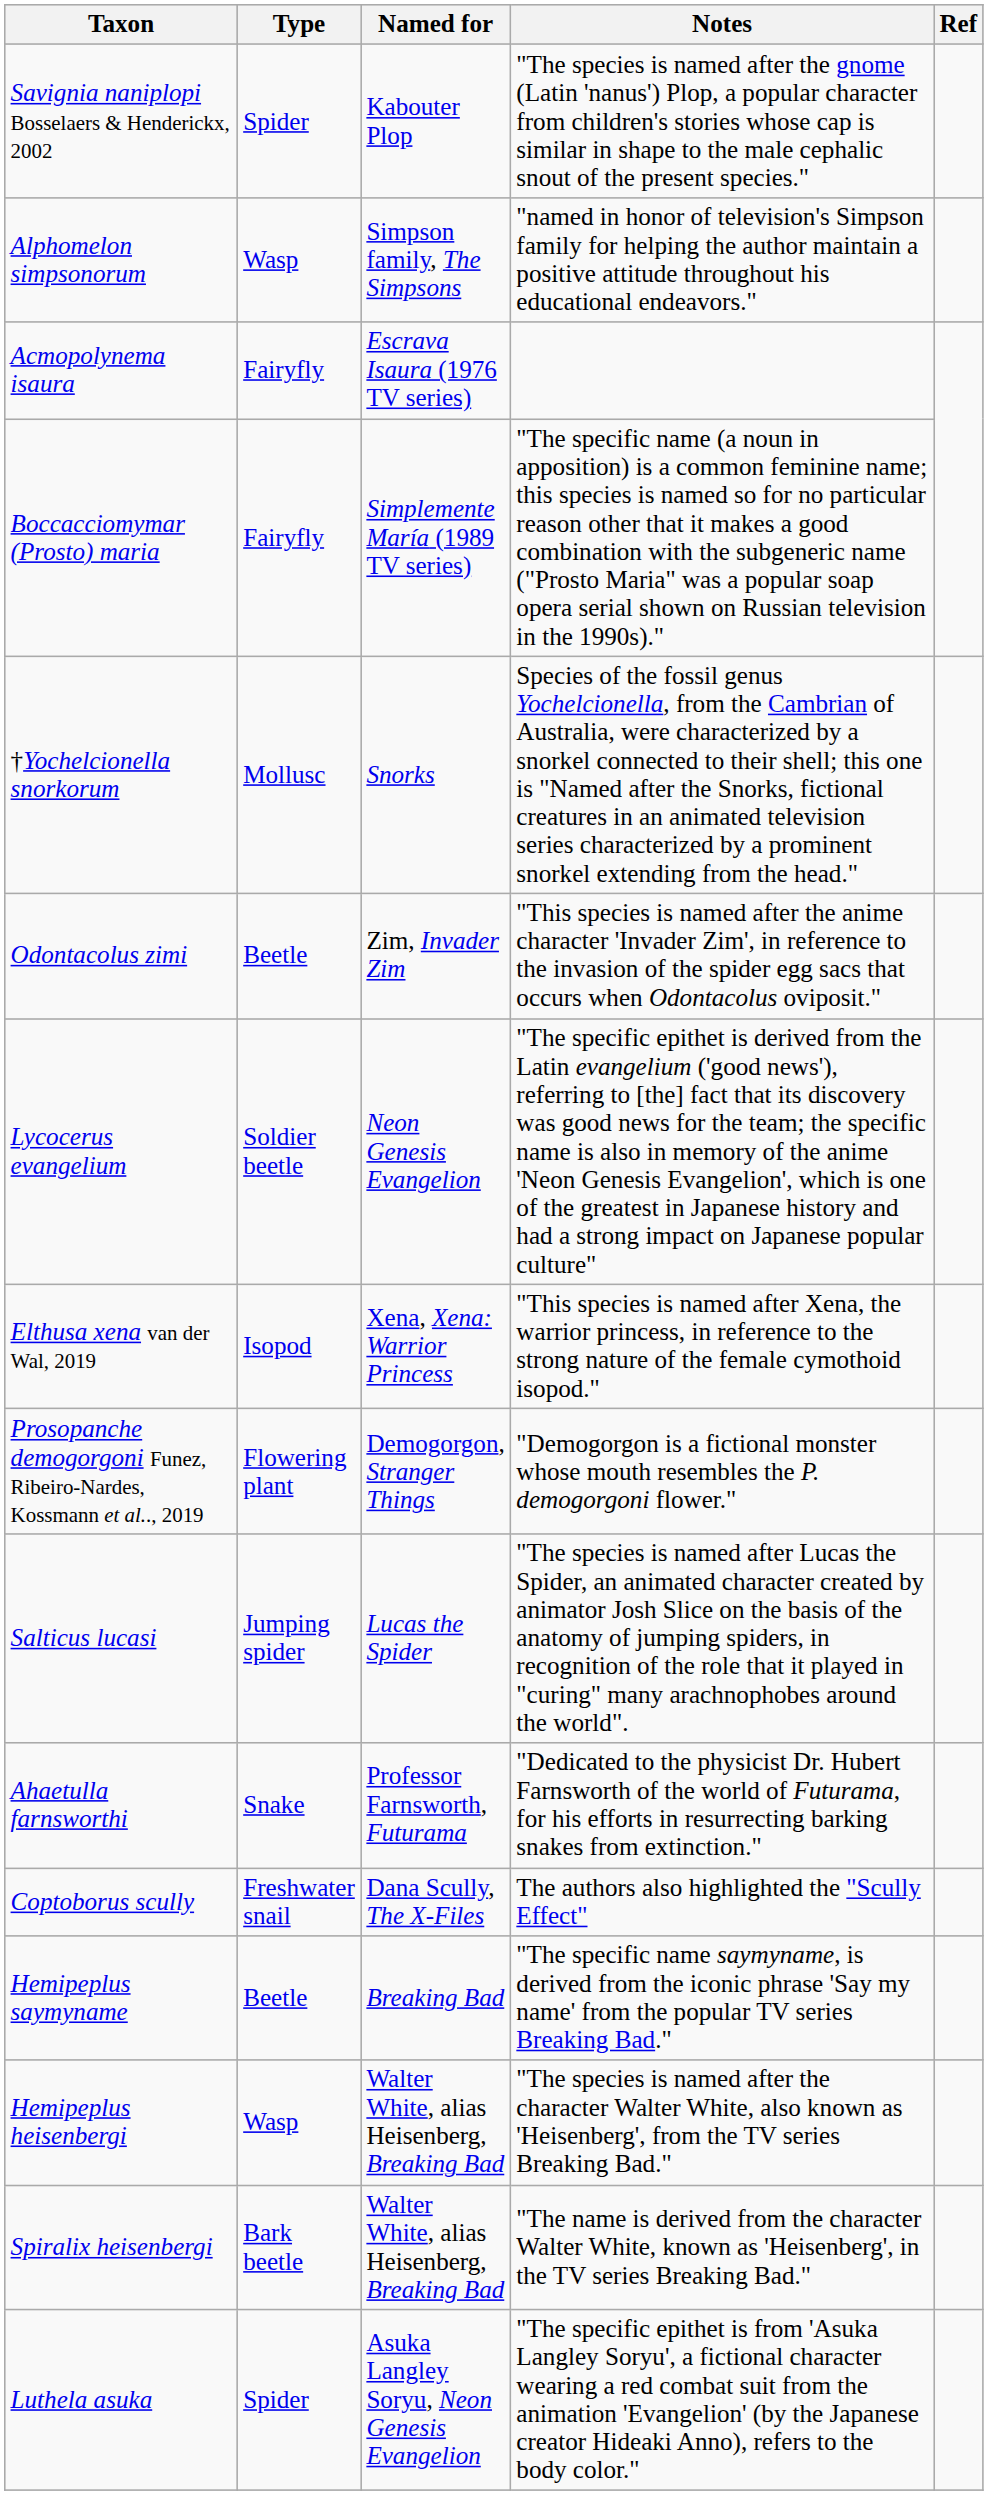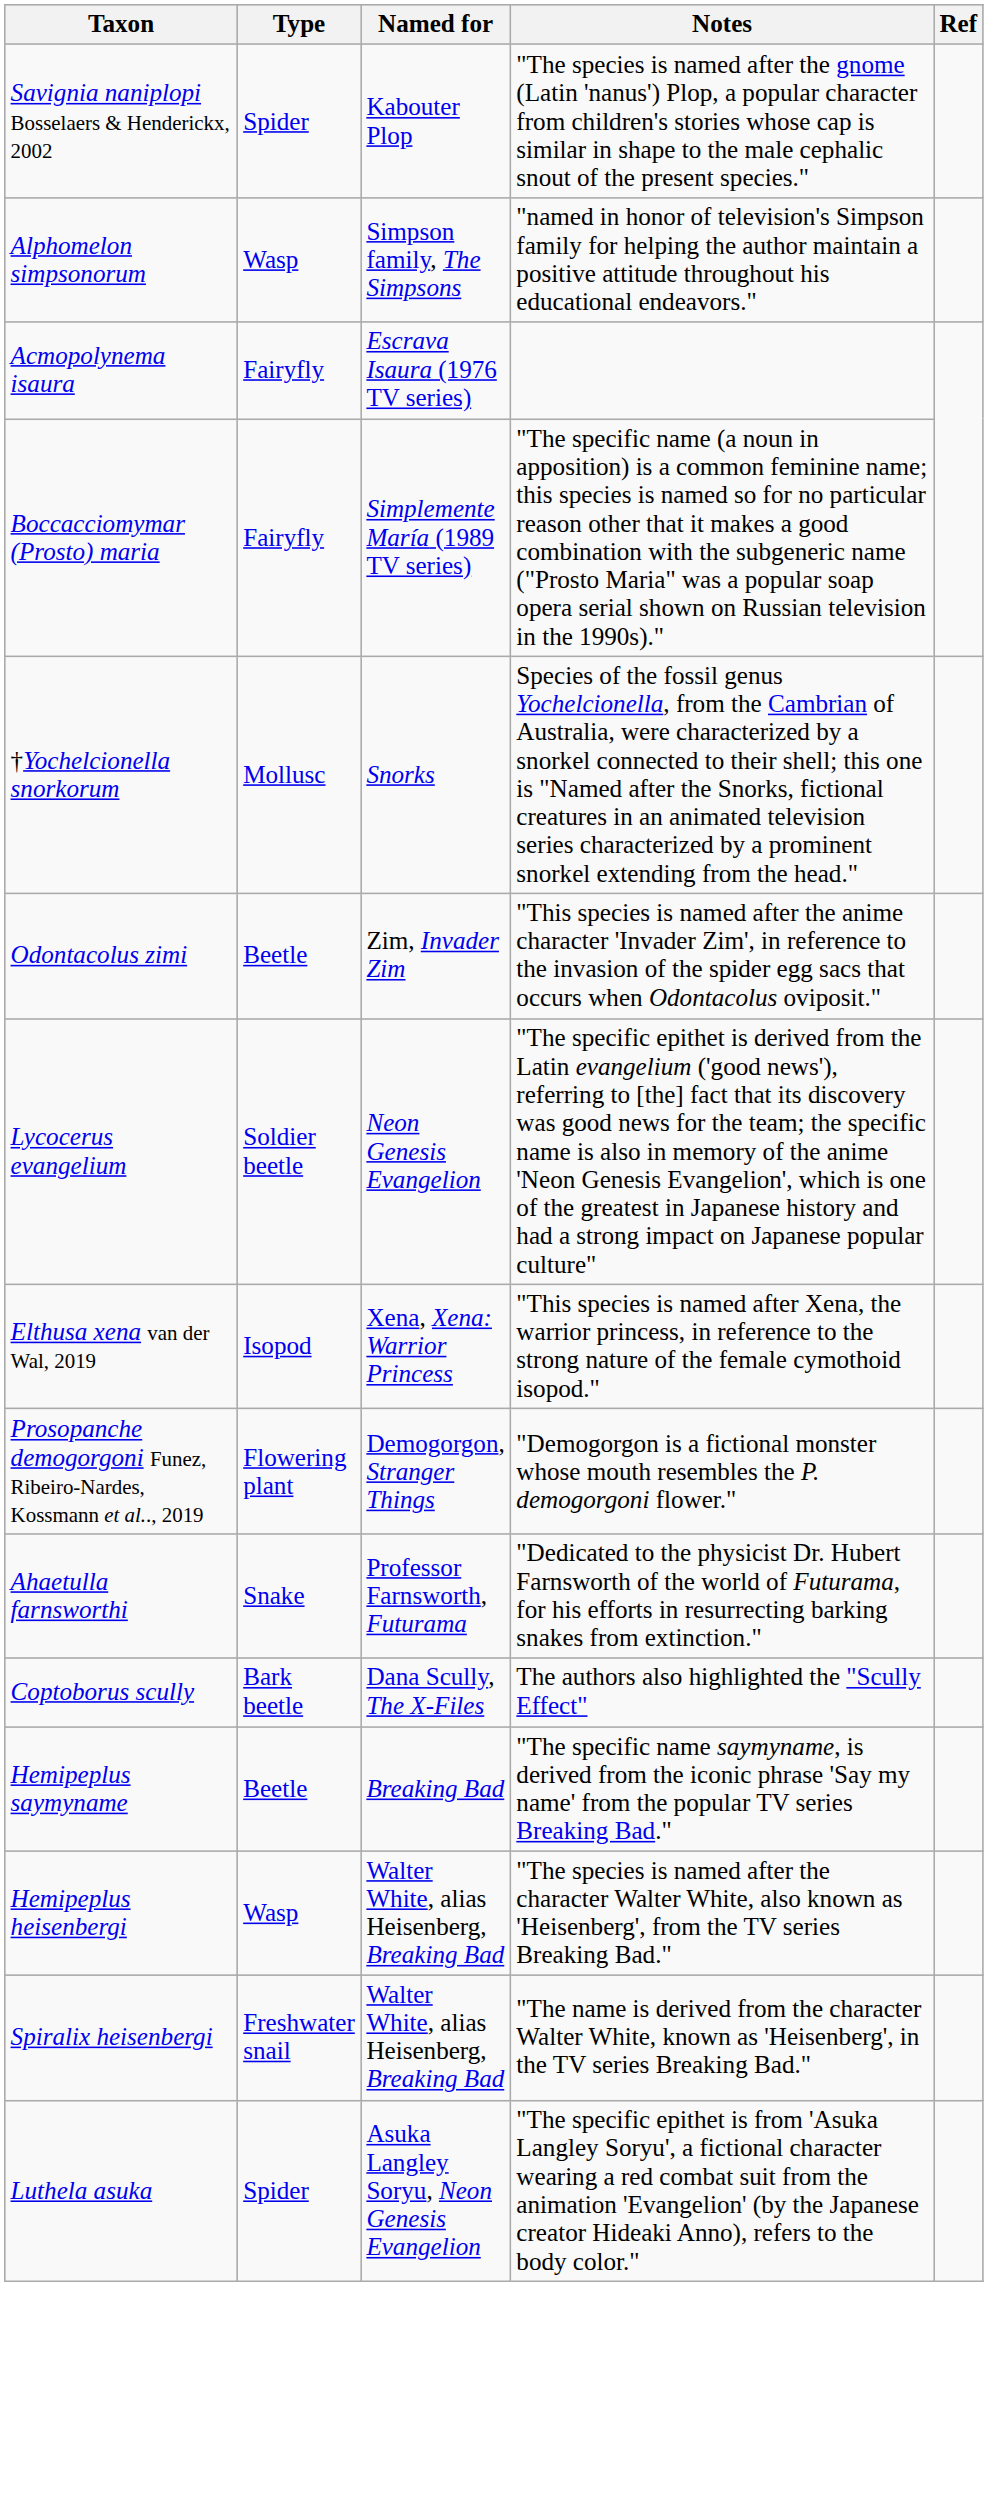- row: (83, 1637)
(299, 1901) Freshwater snail -> (273, 1691) Bark beetle
(273, 2246) Bark beetle -> (299, 2037) Freshwater snail
